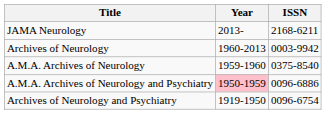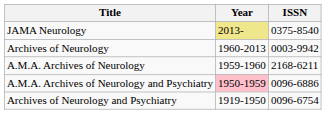(231, 30) no background -> (231, 30) khaki background
(295, 30) 2168-6211 -> (295, 30) 0375-8540
(295, 65) 0375-8540 -> (295, 65) 2168-6211
